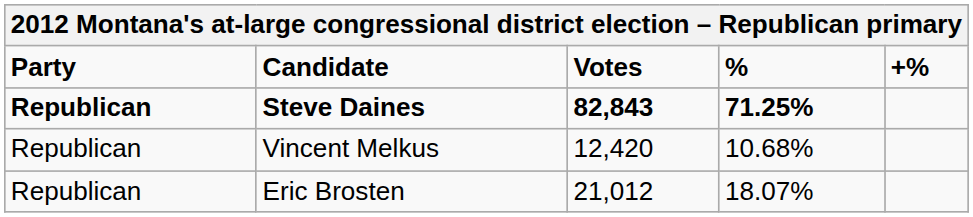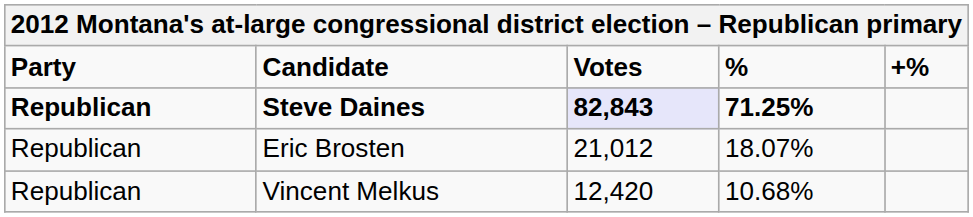(613, 107) no background -> (613, 107) lavender background
rows swapped: (334, 190) <-> (351, 149)
